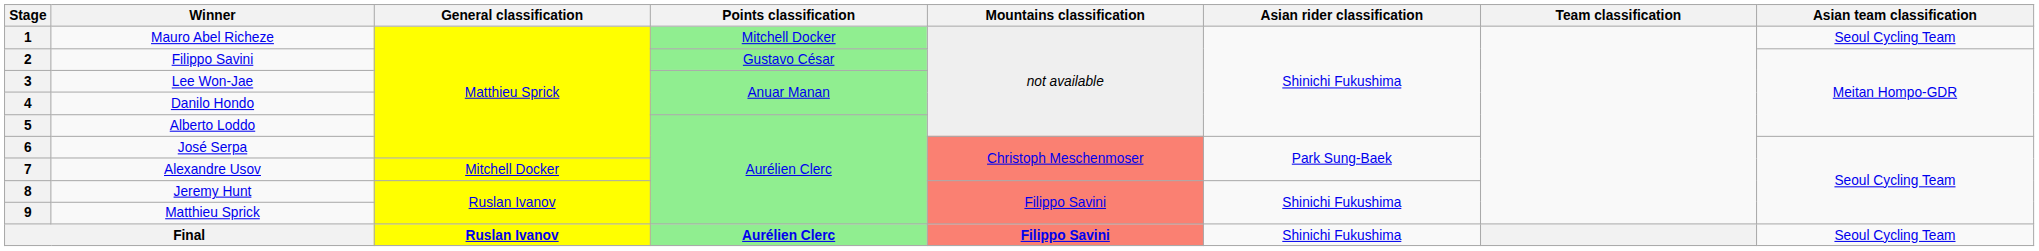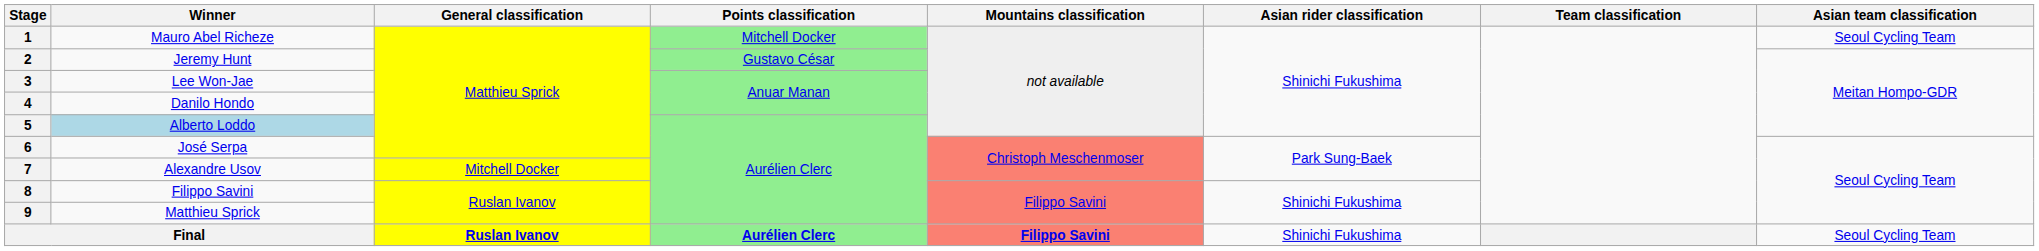(212, 60) Filippo Savini -> (212, 60) Jeremy Hunt
(212, 126) no background -> (212, 126) lightblue background
(212, 191) Jeremy Hunt -> (212, 191) Filippo Savini
